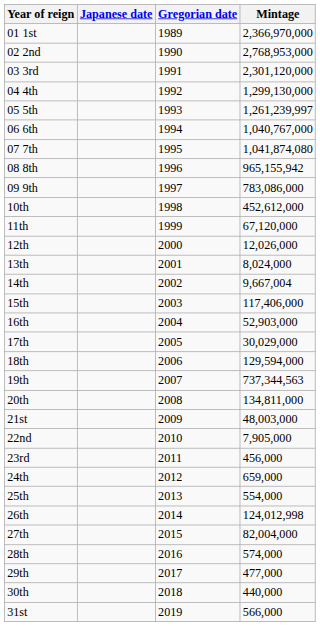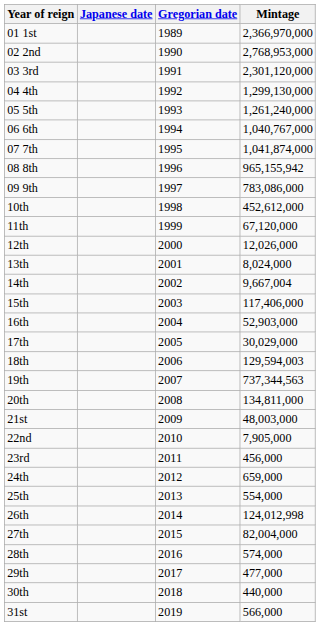(278, 110) 1,261,239,997 -> (278, 110) 1,261,240,000
(278, 149) 1,041,874,080 -> (278, 149) 1,041,874,000
(273, 361) 129,594,000 -> (273, 361) 129,594,003
